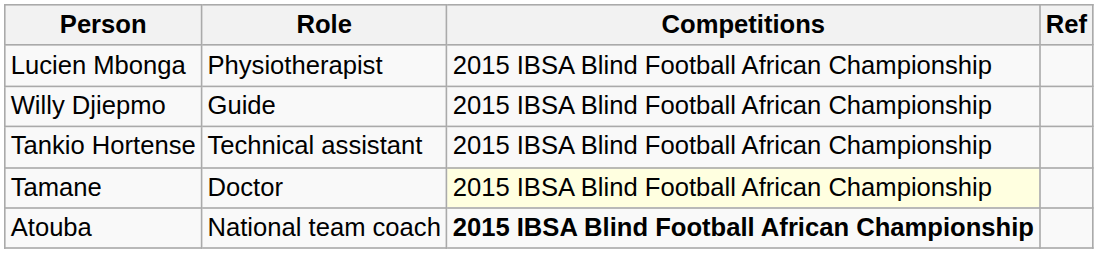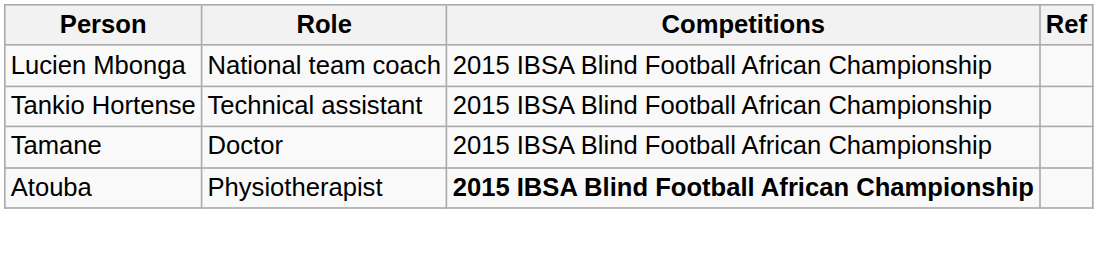(295, 65) Physiotherapist -> (324, 65) National team coach
- row: (88, 106)
(722, 187) lightyellow background -> (722, 146) no background
(324, 227) National team coach -> (295, 187) Physiotherapist
